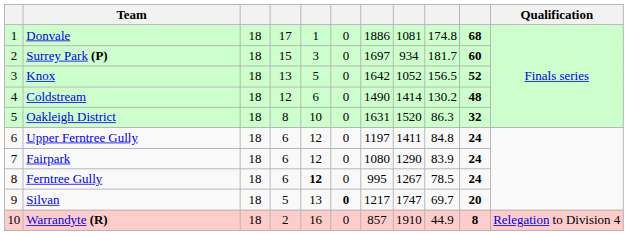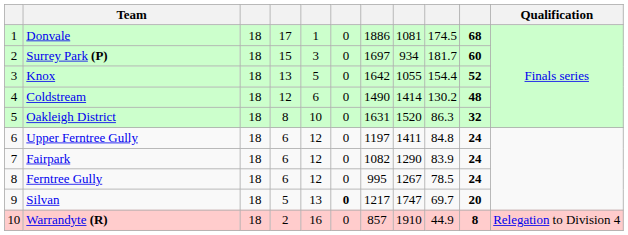(442, 35) 174.8 -> (442, 35) 174.5
(409, 76) 1052 -> (409, 76) 1055
(442, 76) 156.5 -> (442, 76) 154.4
(377, 158) 1080 -> (377, 158) 1082
(316, 179) bold -> (316, 179) normal
